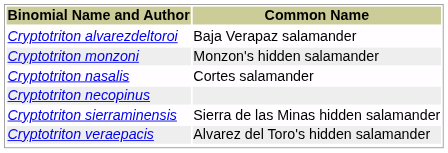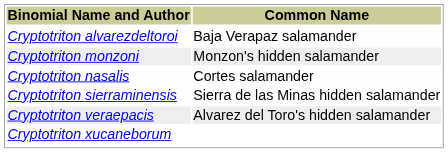- row: (79, 95)
+ row: (89, 134)
